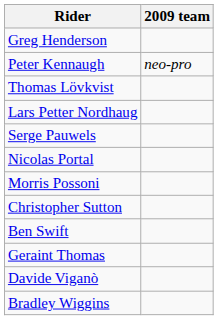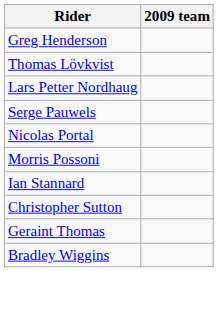- row: (56, 64)
+ row: (46, 183)
- row: (38, 231)
- row: (53, 278)
